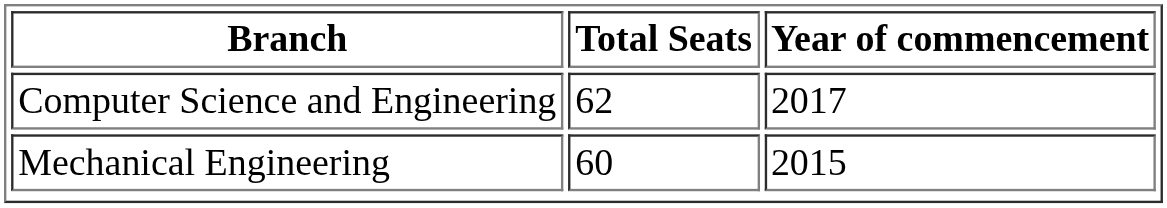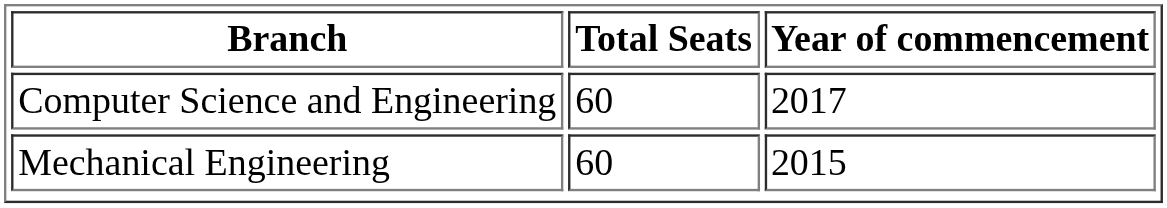(594, 100) 62 -> (594, 100) 60
